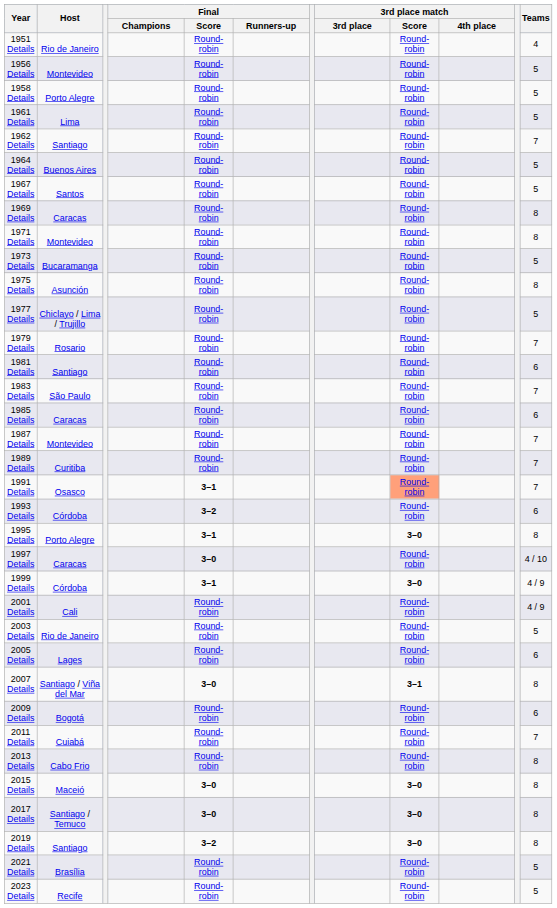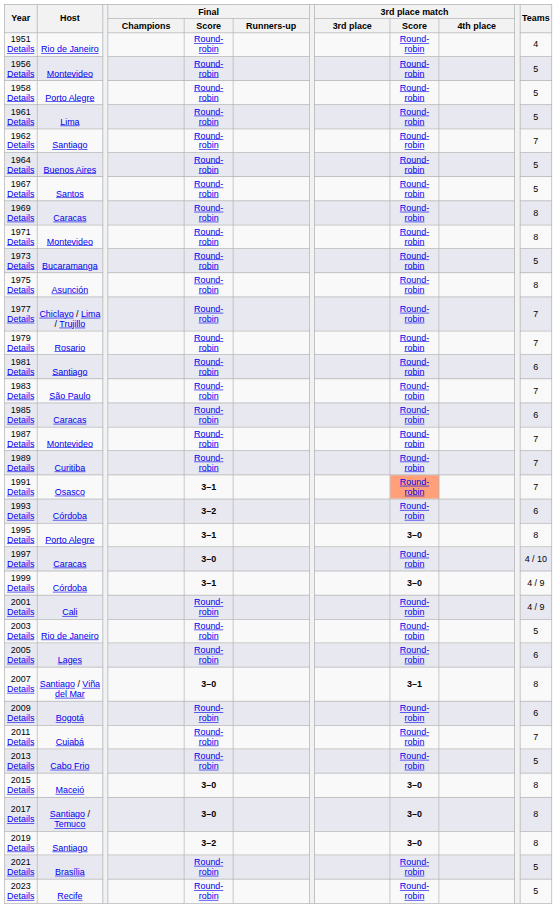(536, 314) 5 -> (536, 314) 7
(536, 761) 8 -> (536, 761) 5
